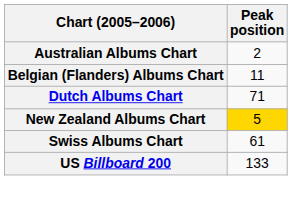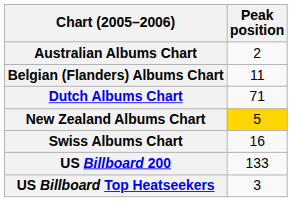(257, 141) 61 -> (257, 141) 16
+ row: (116, 185)
